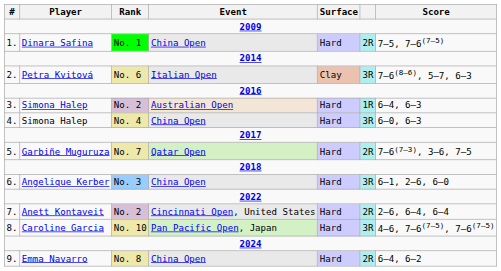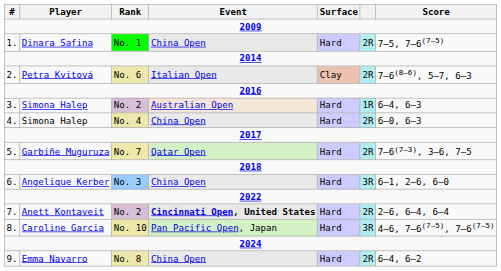(368, 75) 3R -> (368, 75) 2R
(368, 120) 3R -> (368, 120) 2R
(233, 212) normal -> (233, 212) bold
